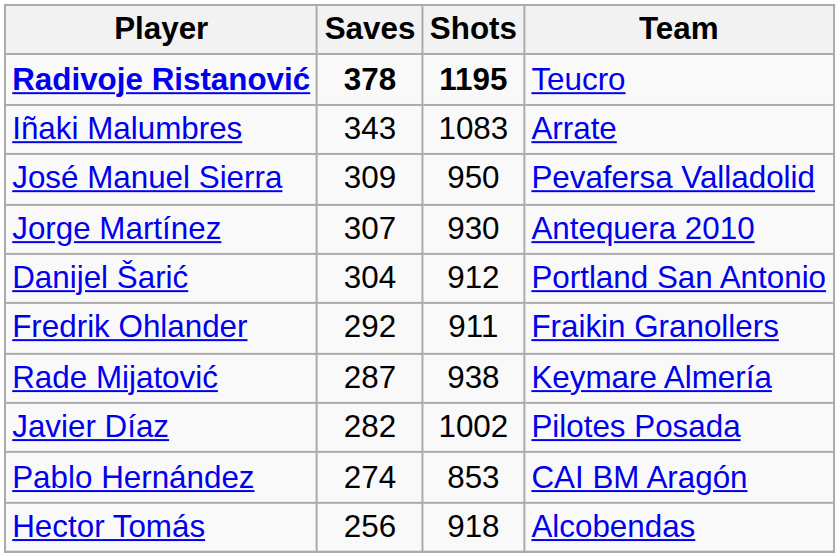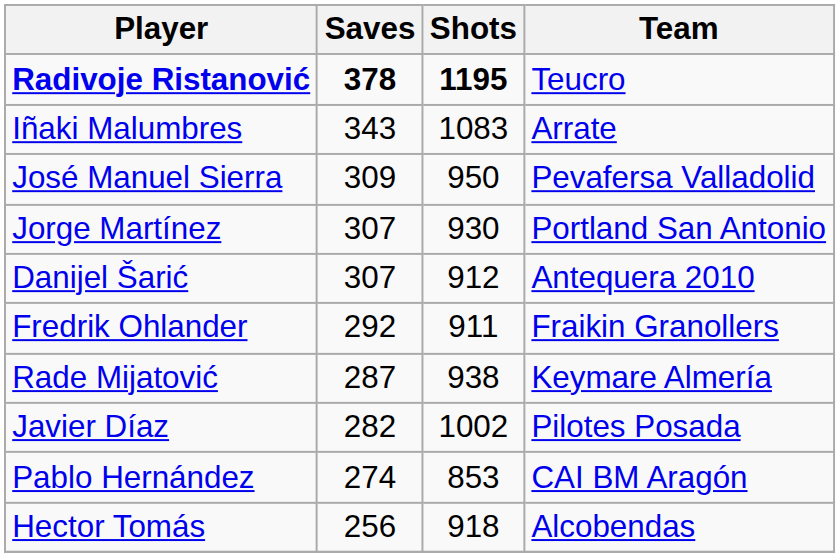(643, 228) Antequera 2010 -> (679, 228) Portland San Antonio
(370, 278) 304 -> (370, 278) 307
(679, 278) Portland San Antonio -> (643, 278) Antequera 2010
